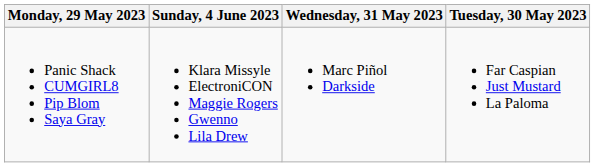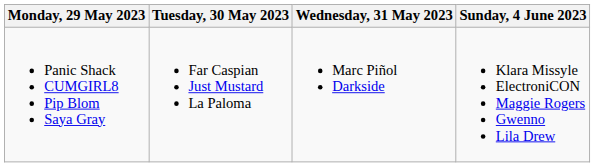columns swapped: (518, 16) <-> (216, 16)
